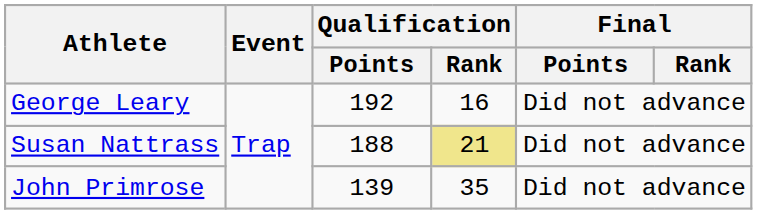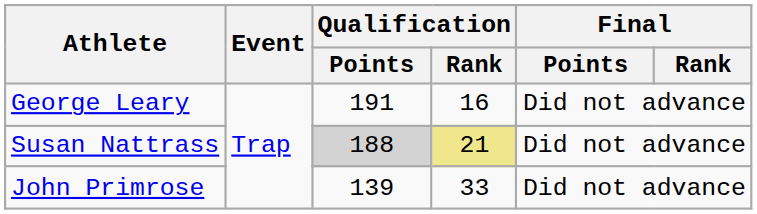(372, 104) 192 -> (372, 104) 191
(372, 146) no background -> (372, 146) lightgrey background
(474, 188) 35 -> (474, 188) 33
